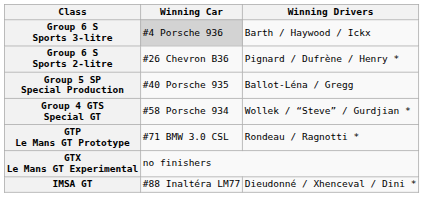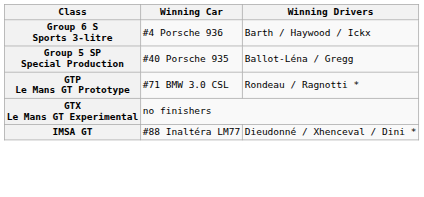(183, 33) lightgrey background -> (183, 33) no background
- row: (72, 59)
- row: (72, 112)
